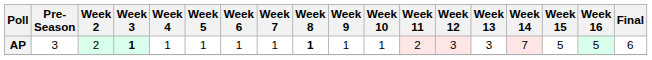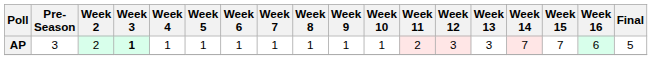(310, 45) bold -> (310, 45) normal
(560, 45) 5 -> (560, 45) 7
(596, 45) 5 -> (596, 45) 6
(630, 45) 6 -> (630, 45) 5
